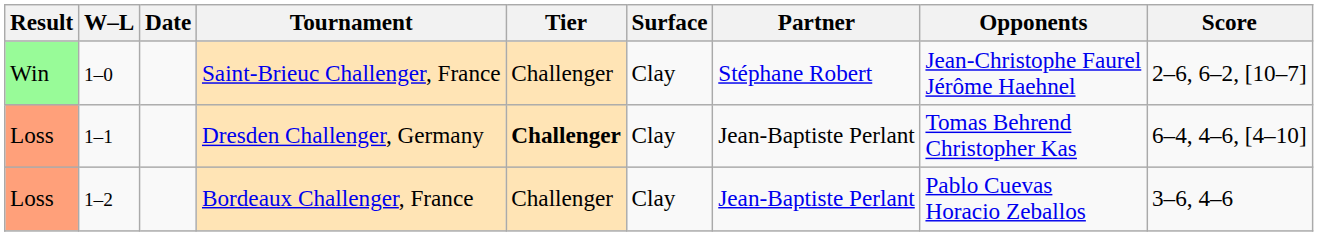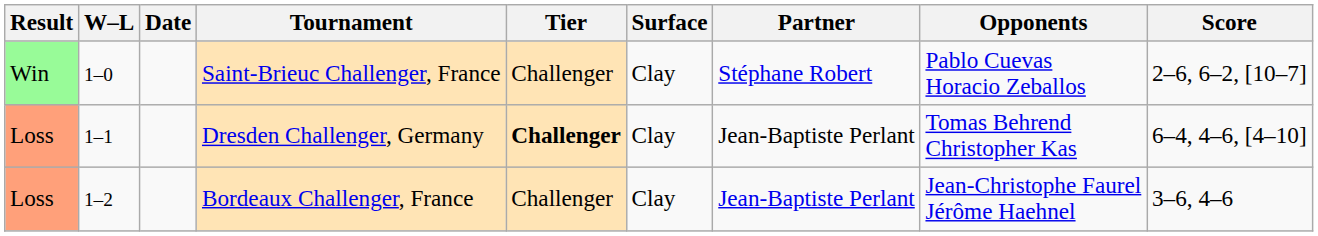(1033, 72) Jean-Christophe Faurel Jérôme Haehnel -> (1006, 72) Pablo Cuevas Horacio Zeballos
(1006, 198) Pablo Cuevas Horacio Zeballos -> (1033, 198) Jean-Christophe Faurel Jérôme Haehnel
